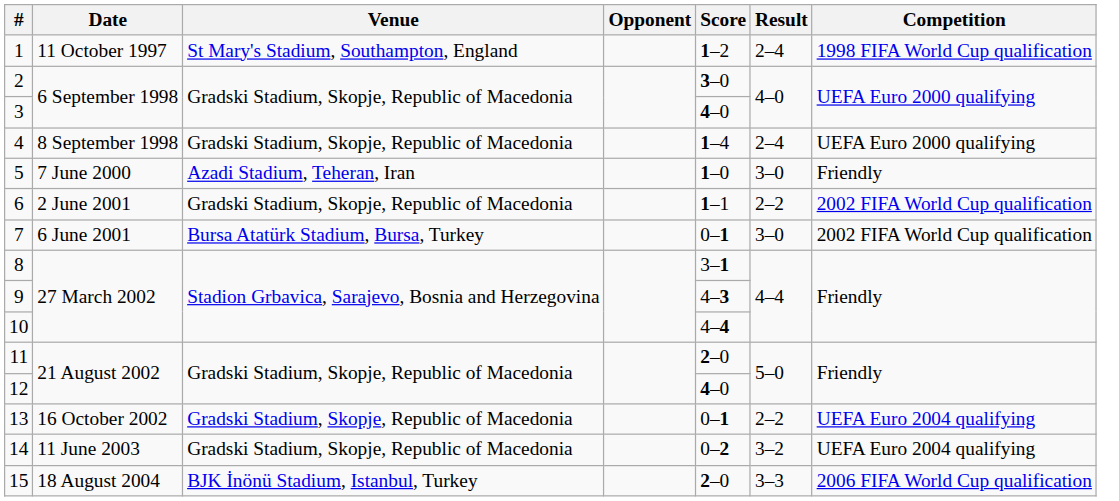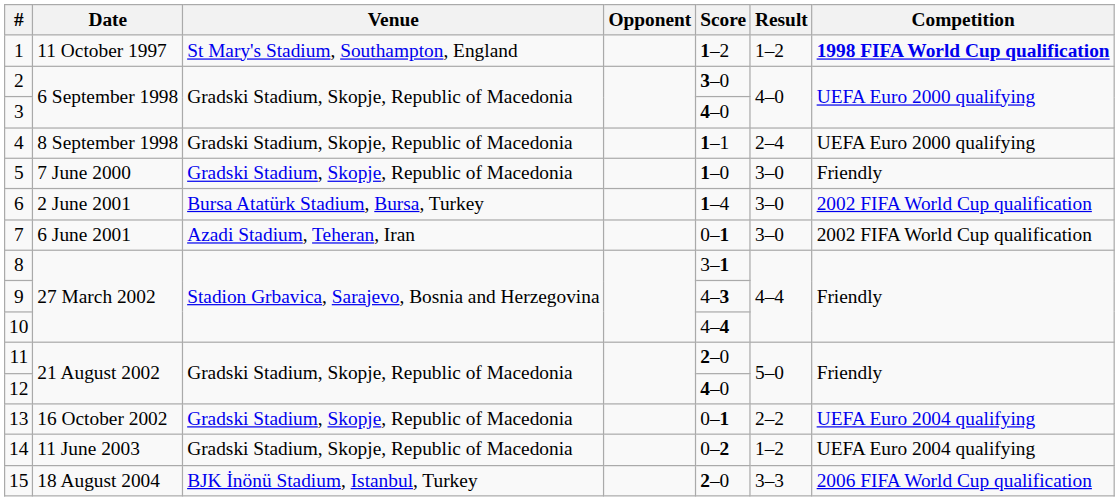(770, 50) 2–4 -> (770, 50) 1–2
(954, 50) normal -> (963, 50) bold
(715, 142) 1–4 -> (715, 142) 1–1
(301, 173) Azadi Stadium, Teheran, Iran -> (380, 173) Gradski Stadium, Skopje, Republic of Macedonia
(380, 204) Gradski Stadium, Skopje, Republic of Macedonia -> (336, 204) Bursa Atatürk Stadium, Bursa, Turkey
(715, 204) 1–1 -> (715, 204) 1–4
(770, 204) 2–2 -> (770, 204) 3–0
(336, 234) Bursa Atatürk Stadium, Bursa, Turkey -> (301, 234) Azadi Stadium, Teheran, Iran
(770, 449) 3–2 -> (770, 449) 1–2
